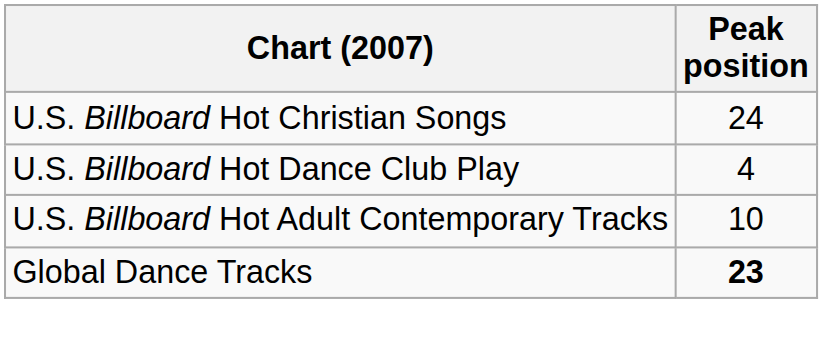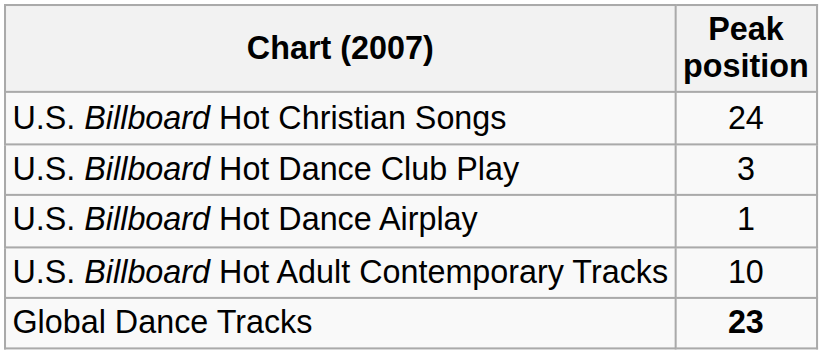(746, 169) 4 -> (746, 169) 3
+ row: (245, 220)
